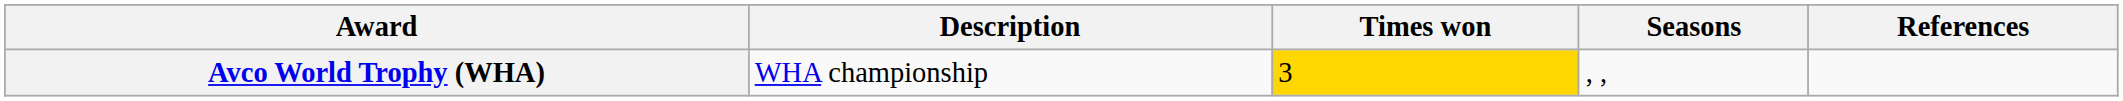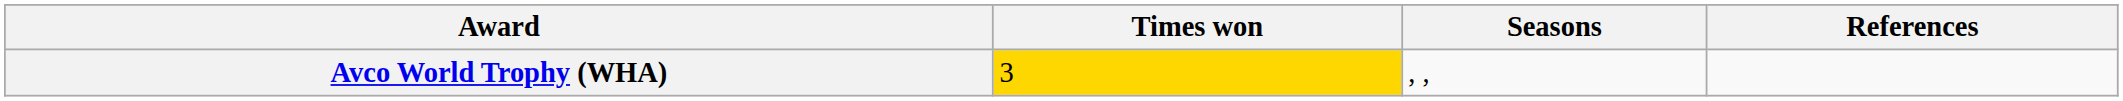- column: (1010, 27)
